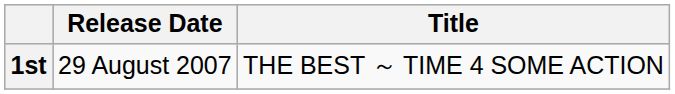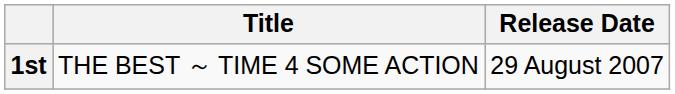columns swapped: (145, 24) <-> (453, 24)
